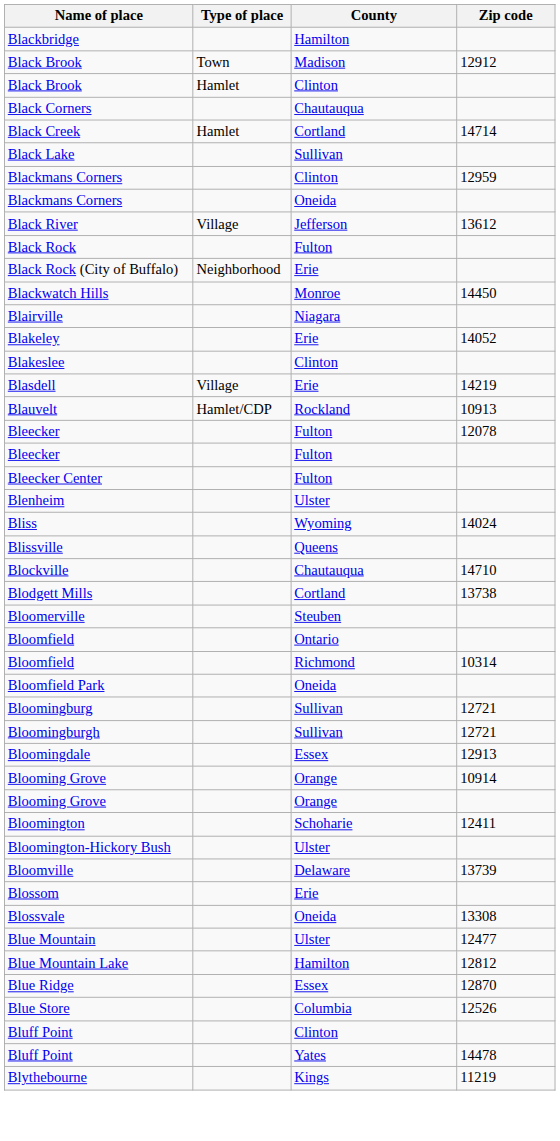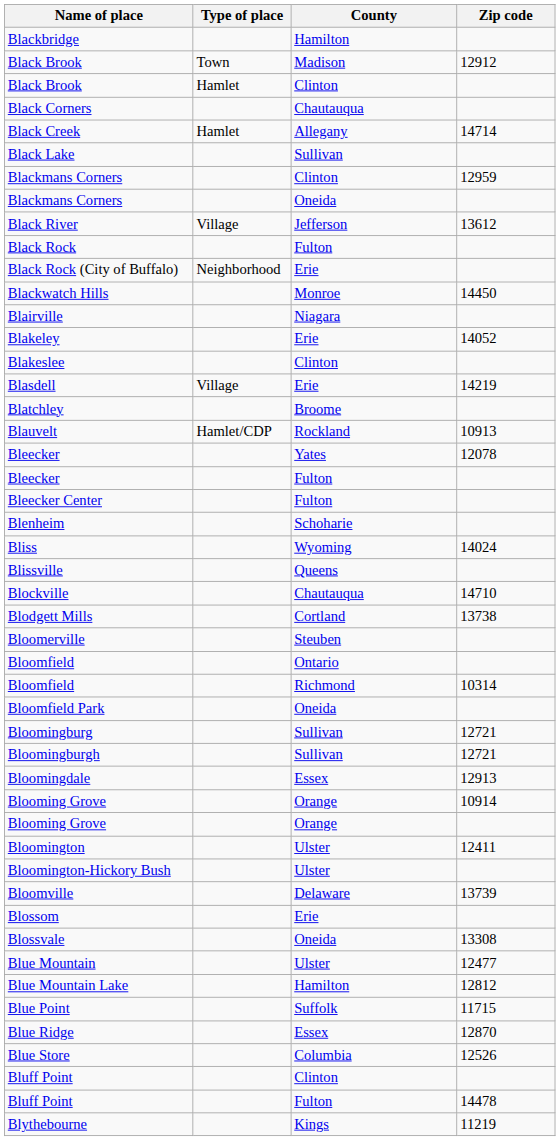(320, 131) Cortland -> (321, 131) Allegany
+ row: (36, 408)
(313, 431) Fulton -> (310, 454) Yates
(312, 500) Ulster -> (323, 524) Schoharie
(323, 824) Schoharie -> (312, 847) Ulster
+ row: (39, 1008)
(310, 1055) Yates -> (313, 1101) Fulton
